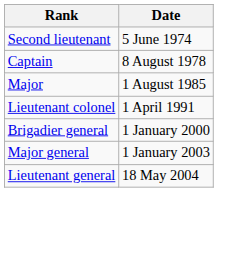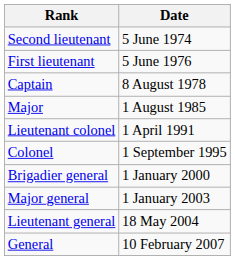+ row: (51, 61)
+ row: (31, 152)
+ row: (31, 244)
